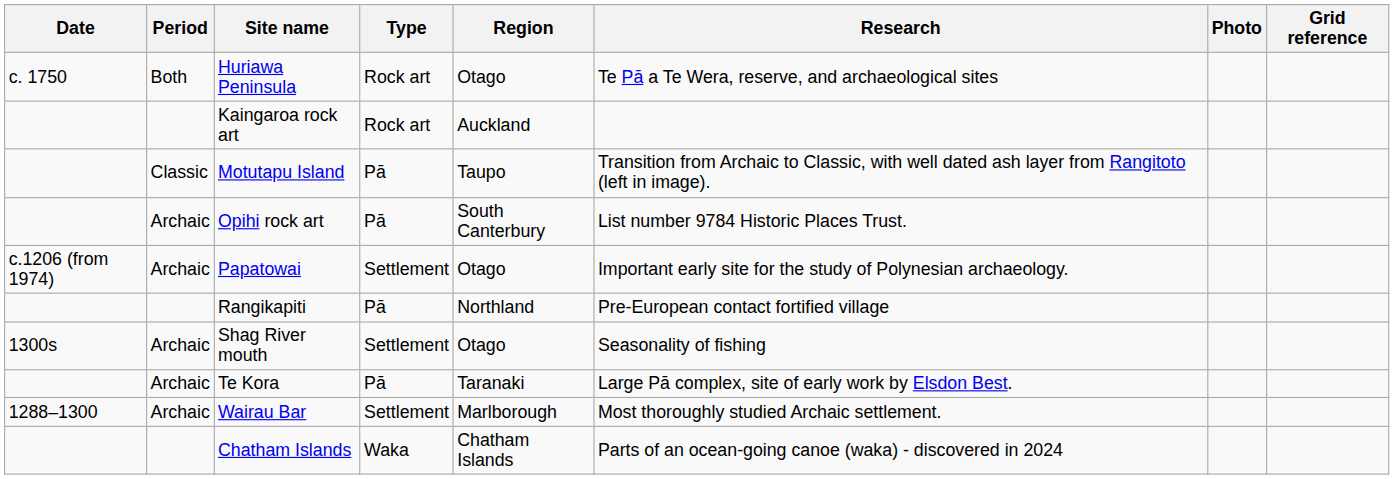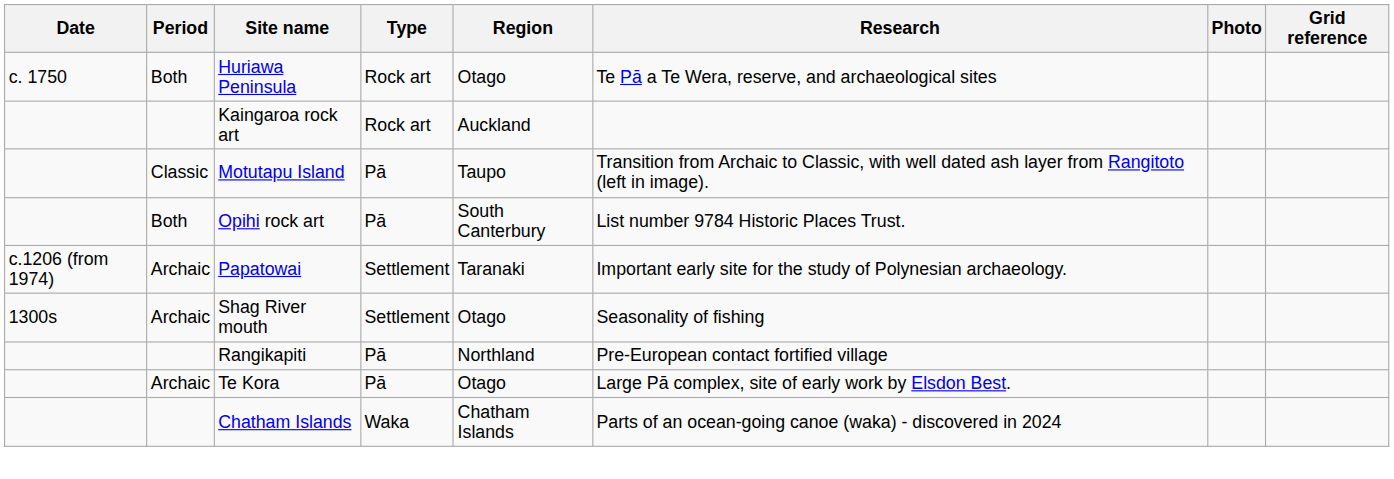(180, 221) Archaic -> (169, 221) Both
(481, 269) Otago -> (491, 269) Taranaki
rows swapped: (262, 307) <-> (262, 345)
(491, 383) Taranaki -> (482, 383) Otago
- row: (262, 411)
